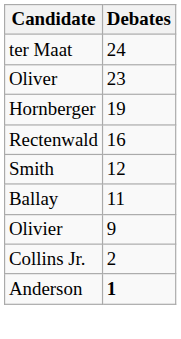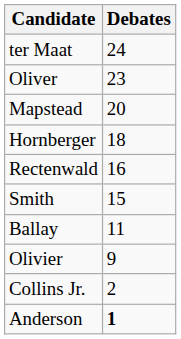+ row: (46, 109)
(116, 109) 19 -> (116, 139) 18
(116, 169) 12 -> (116, 199) 15
